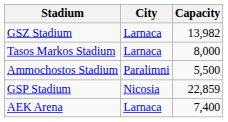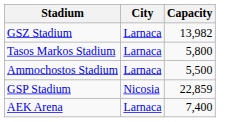(207, 51) 8,000 -> (199, 51) 5,800
(146, 70) Paralimni -> (142, 70) Larnaca
